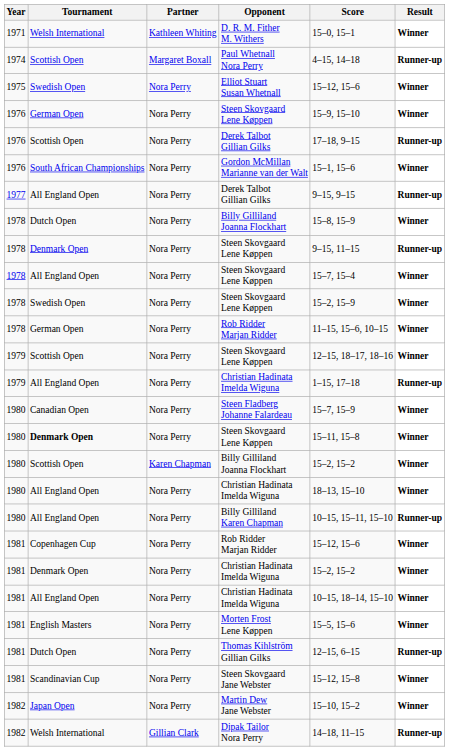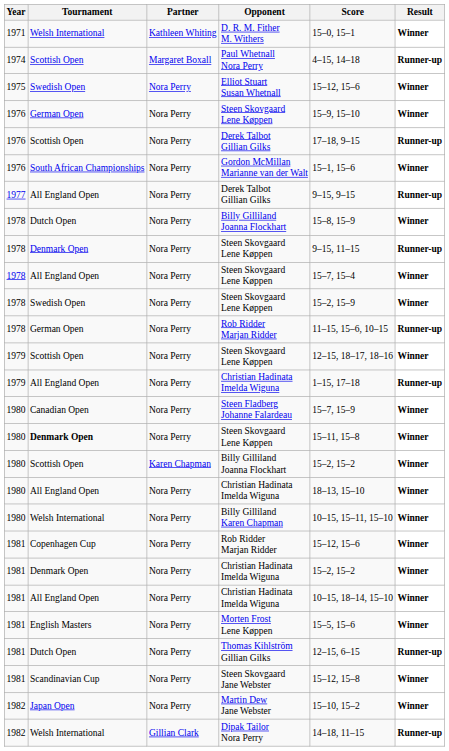(413, 329) Winner -> (420, 329) Runner-up
(65, 518) All England Open -> (67, 518) Welsh International
(420, 518) Runner-up -> (413, 518) Winner
